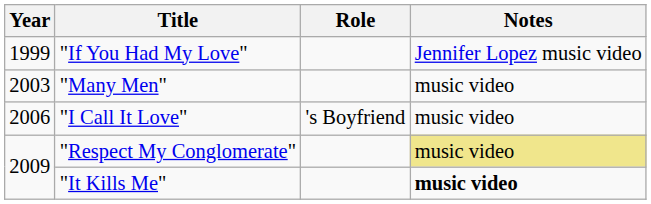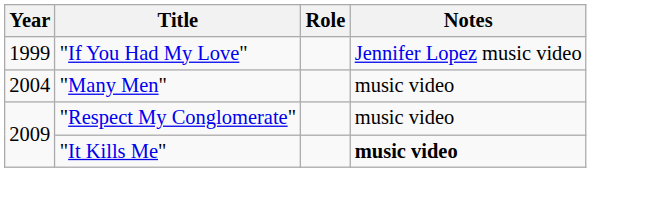(30, 85) 2003 -> (30, 85) 2004
- row: (124, 118)
(464, 150) khaki background -> (404, 118) no background
